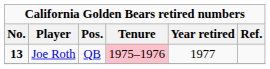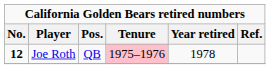(16, 53) 13 -> (16, 53) 12
(203, 53) 1977 -> (203, 53) 1978
